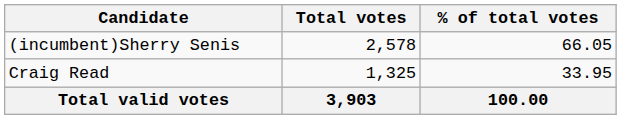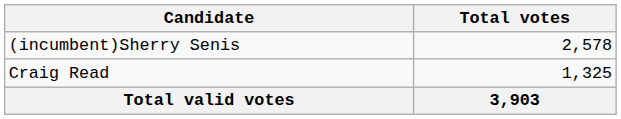- column: (518, 18)
